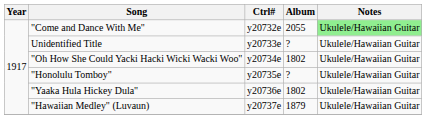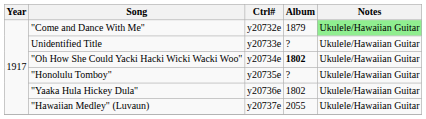(296, 28) 2055 -> (296, 28) 1879
(296, 59) normal -> (296, 59) bold
(296, 106) 1879 -> (296, 106) 2055
